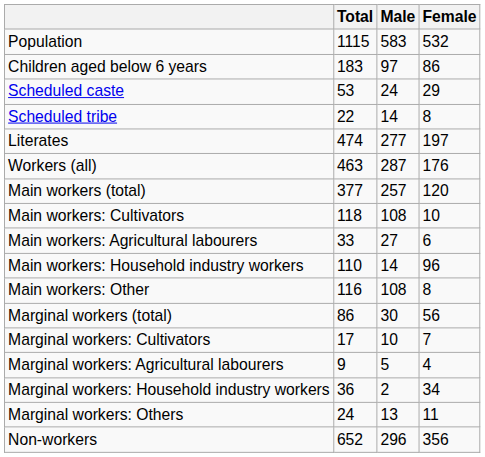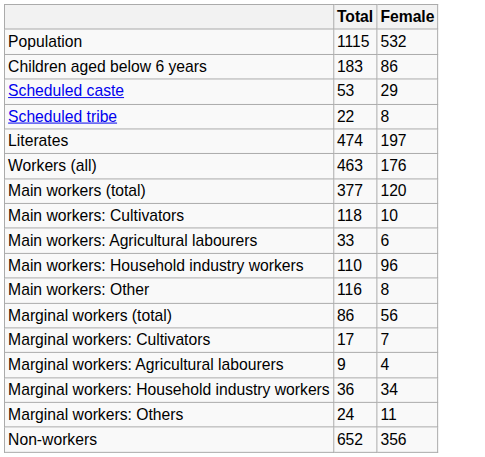- column: (398, 16)
